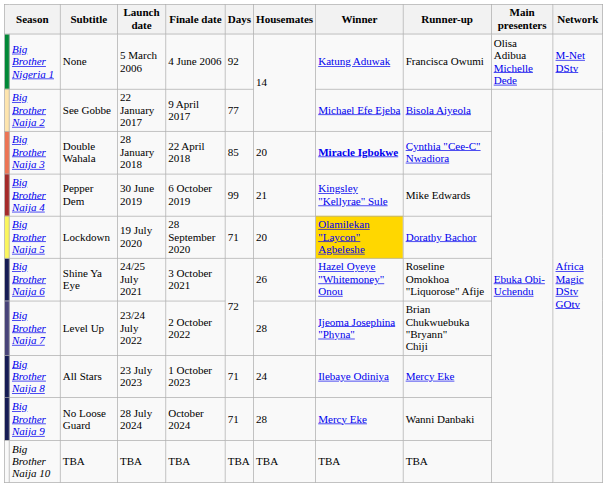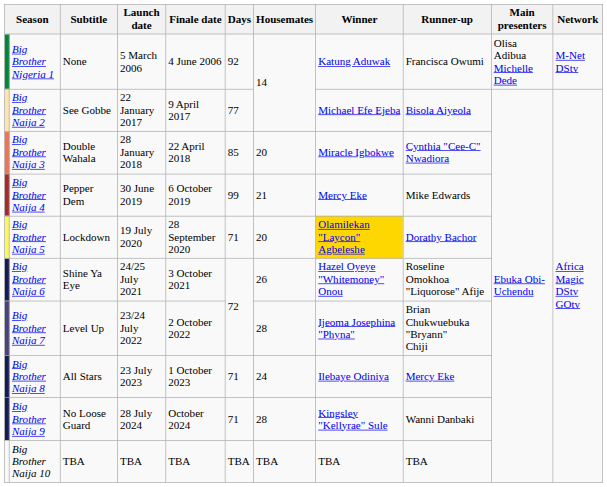(358, 152) bold -> (356, 152) normal
(353, 195) Kingsley "Kellyrae" Sule -> (343, 195) Mercy Eke
(343, 419) Mercy Eke -> (353, 419) Kingsley "Kellyrae" Sule
